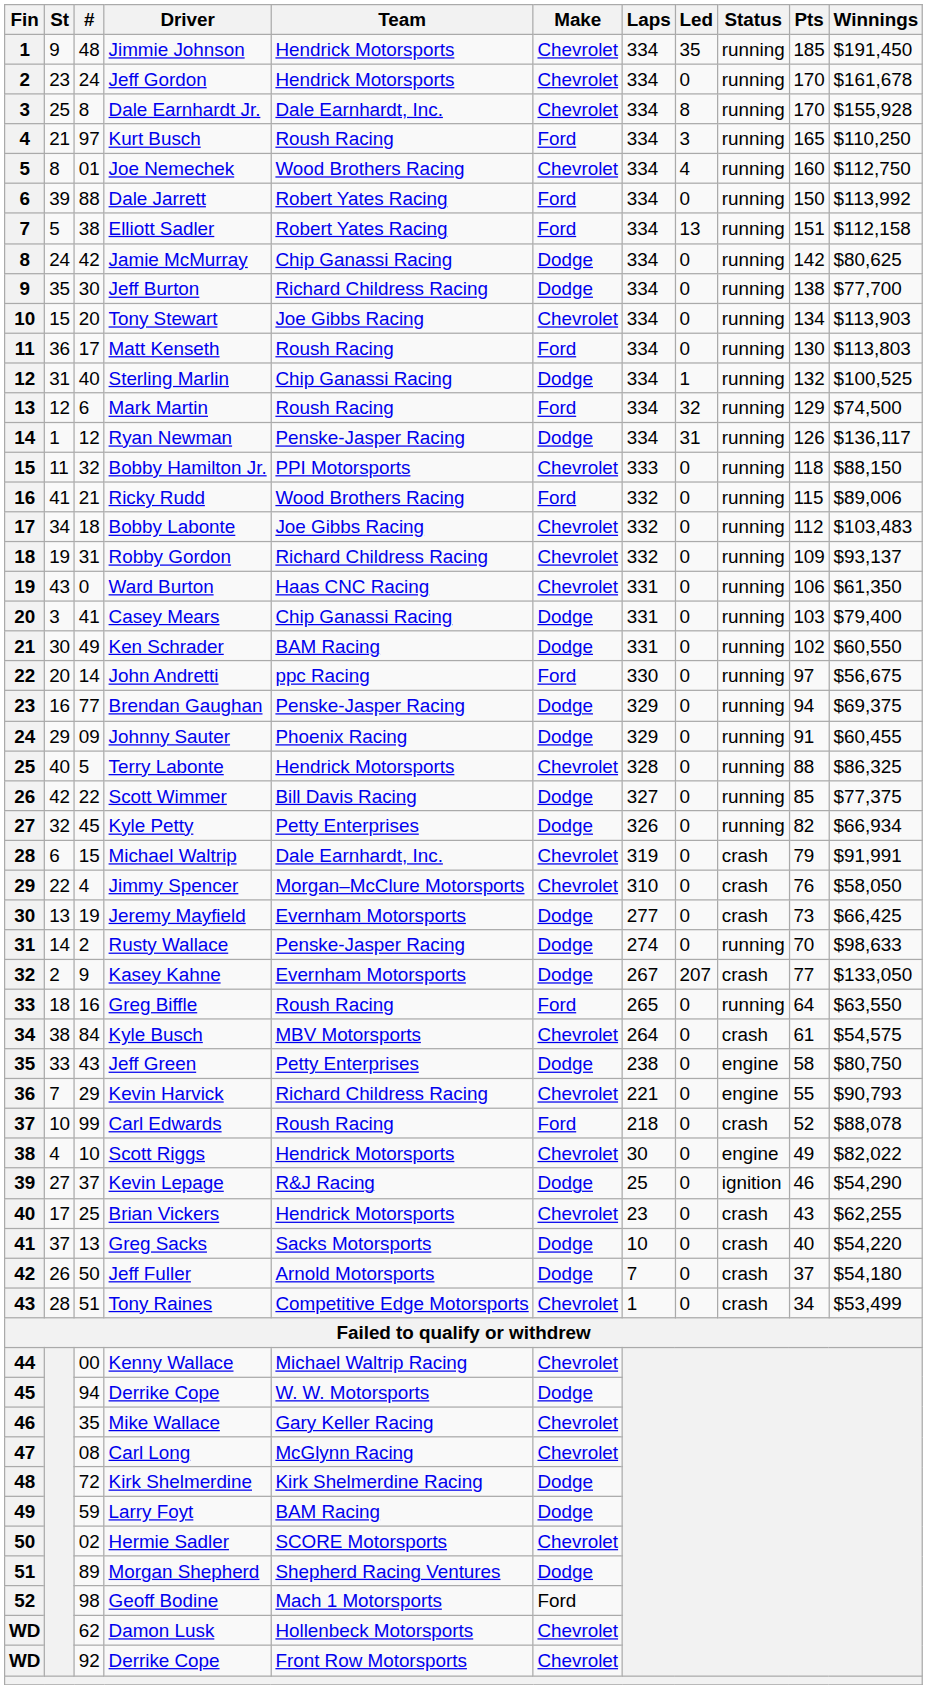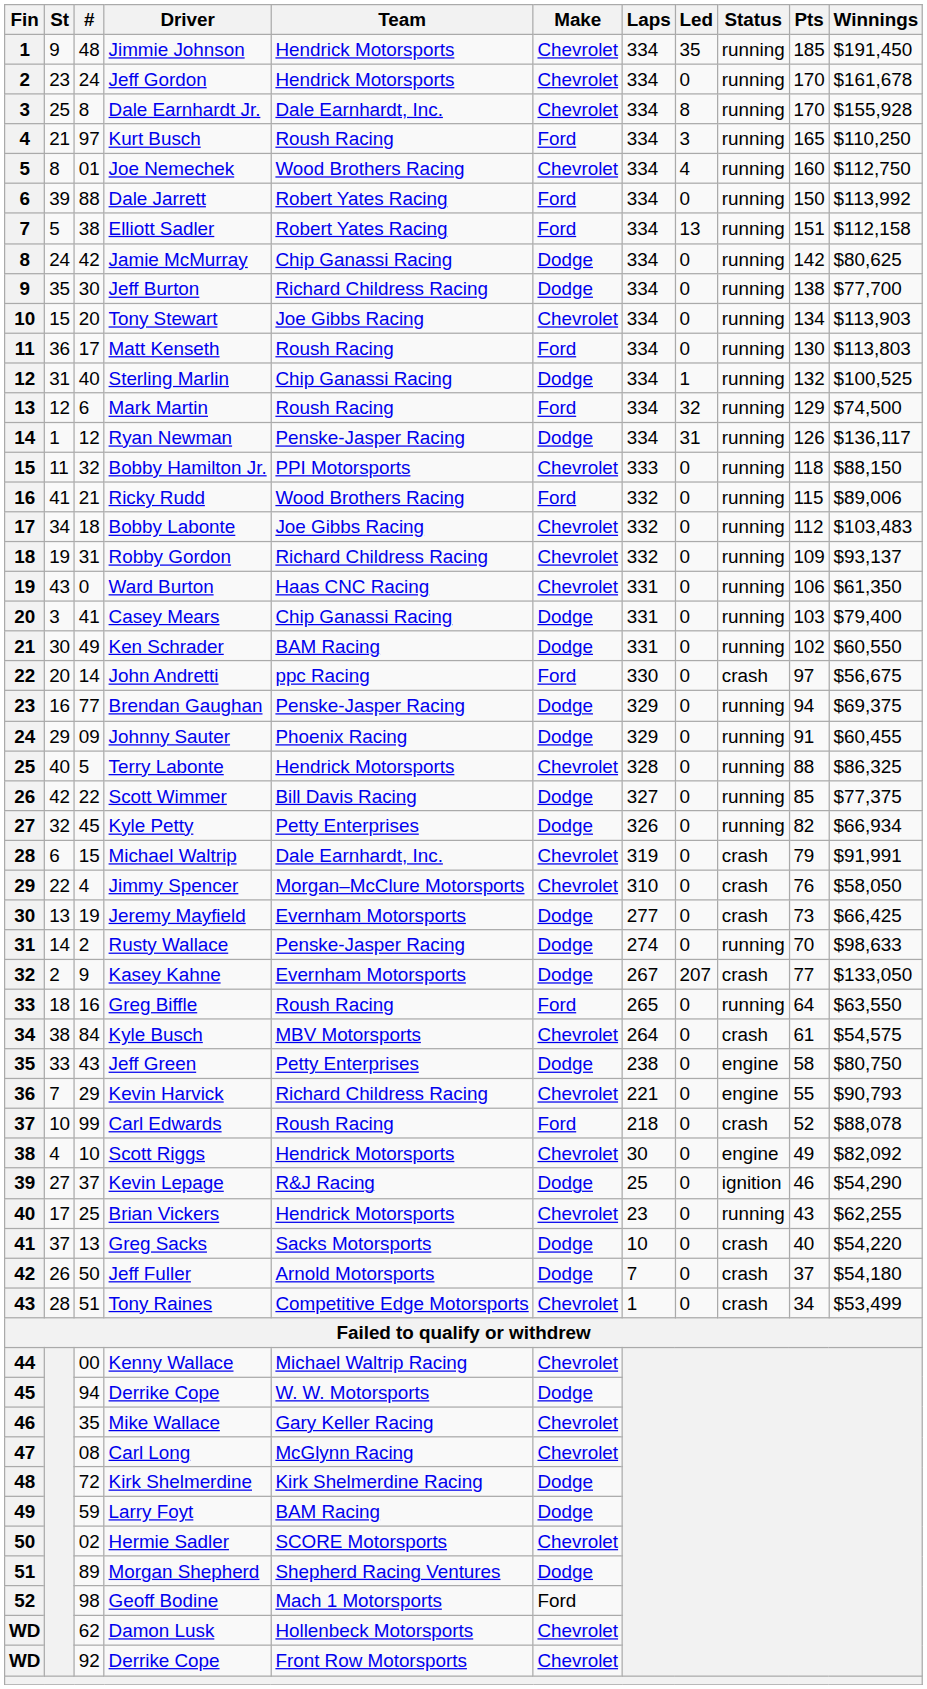(753, 676) running -> (745, 676) crash
(868, 1154) $82,022 -> (868, 1154) $82,092
(745, 1213) crash -> (753, 1213) running
